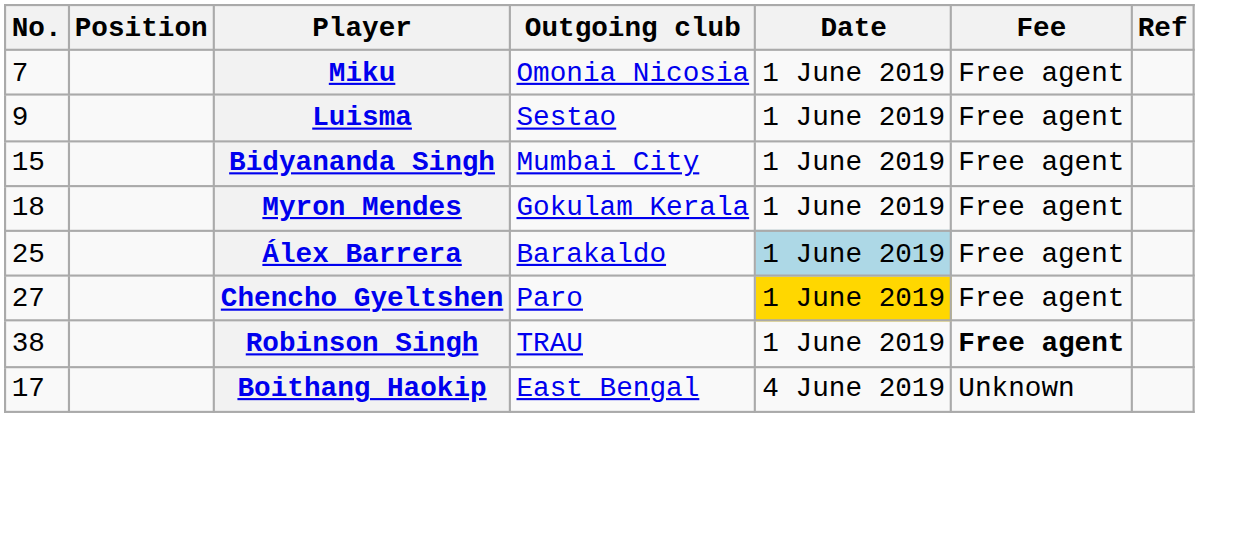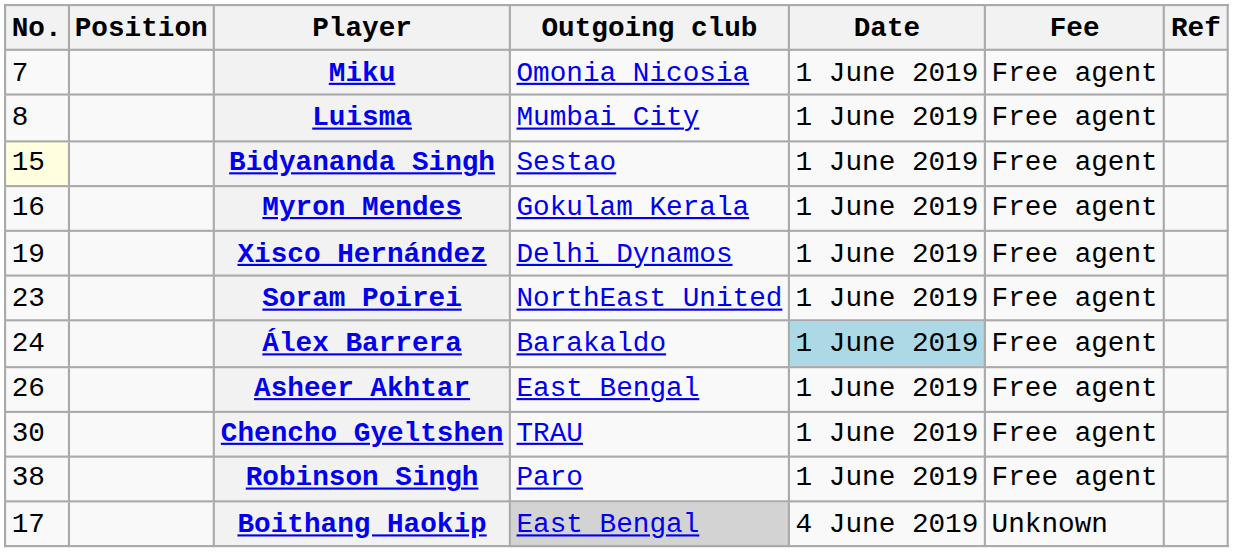(20, 118) 9 -> (20, 118) 8
(566, 118) Sestao -> (608, 118) Mumbai City
(28, 163) no background -> (28, 163) lightyellow background
(608, 163) Mumbai City -> (566, 163) Sestao
(28, 208) 18 -> (28, 208) 16
+ row: (362, 253)
+ row: (362, 298)
(28, 253) 25 -> (28, 344) 24
+ row: (362, 389)
(28, 298) 27 -> (28, 434) 30
(550, 298) Paro -> (550, 434) TRAU
(854, 298) gold background -> (887, 434) no background
(550, 344) TRAU -> (550, 479) Paro
(1041, 344) bold -> (1075, 479) normal
(608, 389) no background -> (608, 524) lightgrey background
